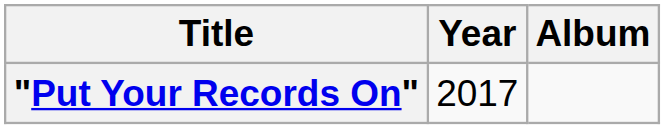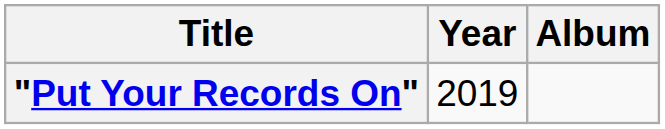(477, 92) 2017 -> (477, 92) 2019
